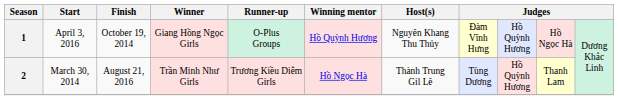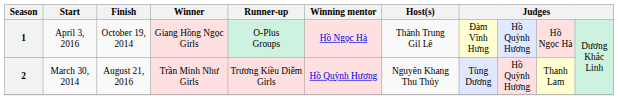(343, 38) Hồ Quỳnh Hương -> (343, 38) Hồ Ngọc Hà
(420, 38) Nguyên Khang Thu Thủy -> (420, 38) Thành Trung Gil Lê
(343, 75) Hồ Ngọc Hà -> (343, 75) Hồ Quỳnh Hương
(420, 75) Thành Trung Gil Lê -> (420, 75) Nguyên Khang Thu Thủy
